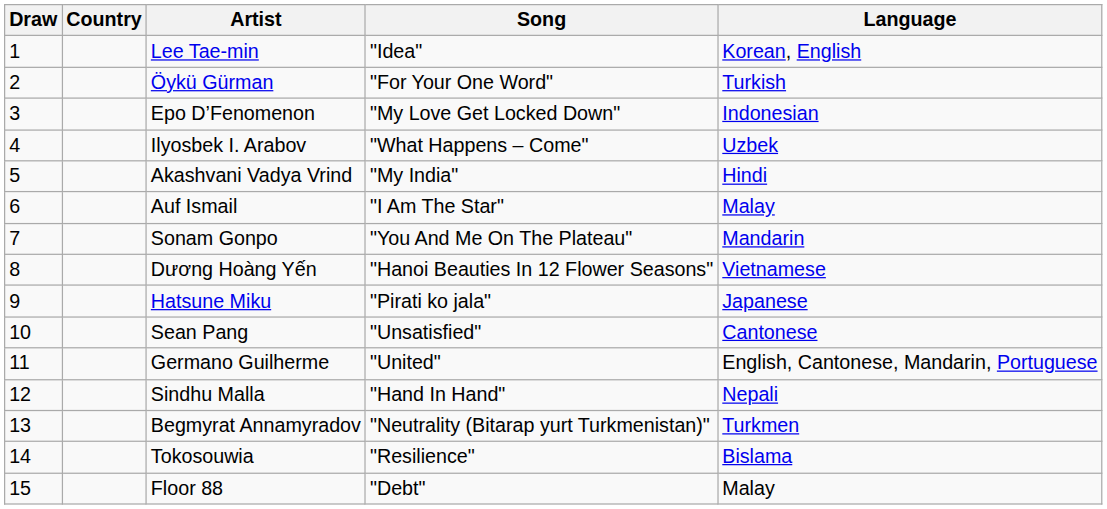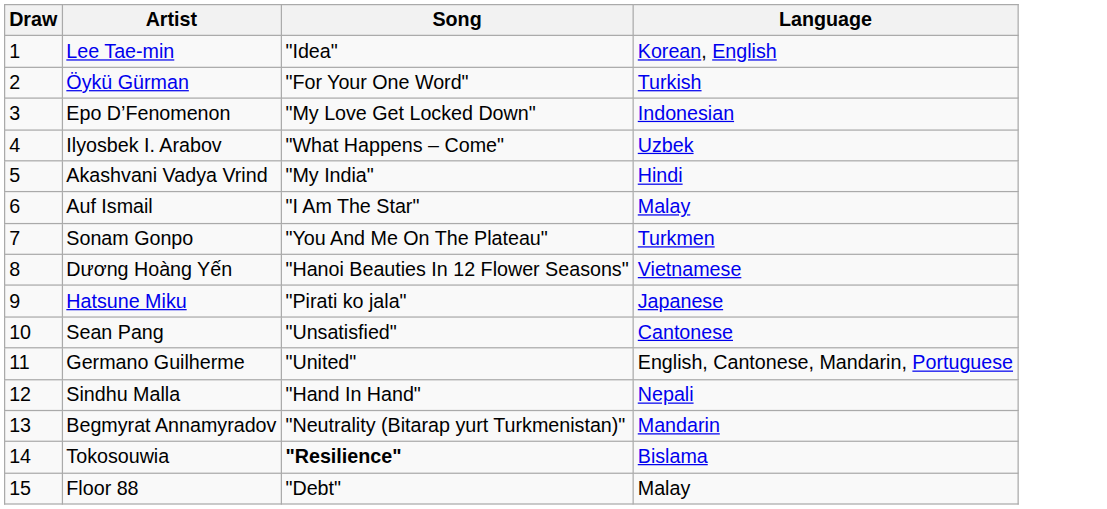- column: (104, 20)
(763, 238) Mandarin -> (676, 238) Turkmen
(761, 425) Turkmen -> (679, 425) Mandarin
(422, 457) normal -> (343, 457) bold
